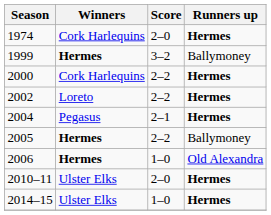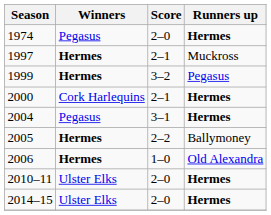(102, 35) Cork Harlequins -> (80, 35) Pegasus
+ row: (20, 55)
(219, 55) Ballymoney -> (208, 76) Pegasus
(160, 76) 2–2 -> (160, 96) 2–1
- row: (20, 96)
(160, 117) 2–1 -> (160, 117) 3–1
(160, 199) 1–0 -> (160, 199) 2–0
